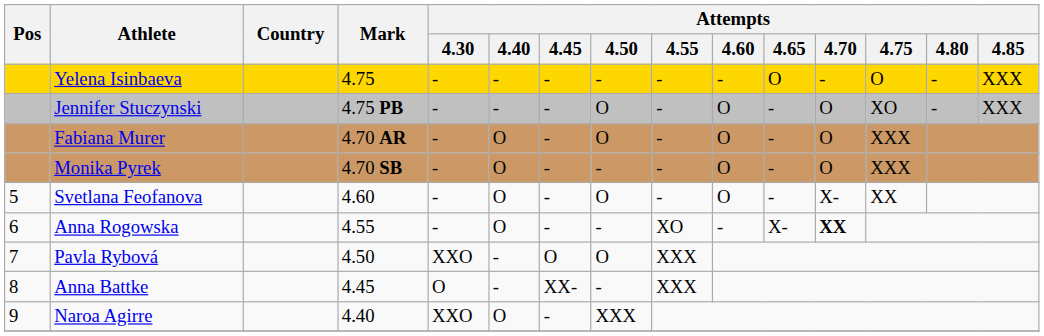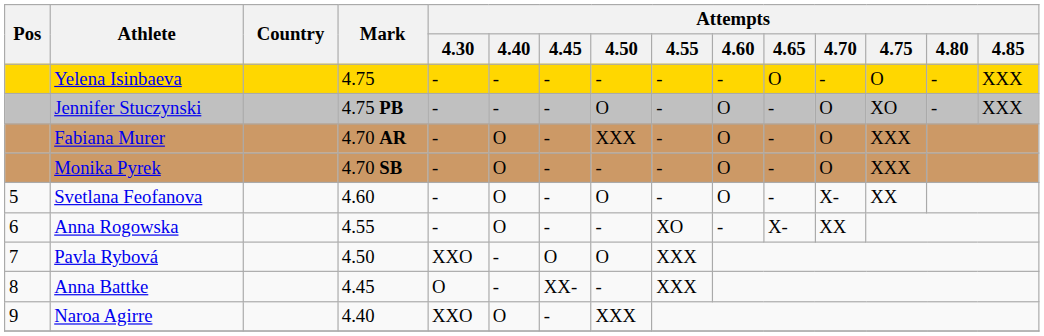(602, 138) O -> (616, 138) XXX
(833, 227) bold -> (833, 227) normal
